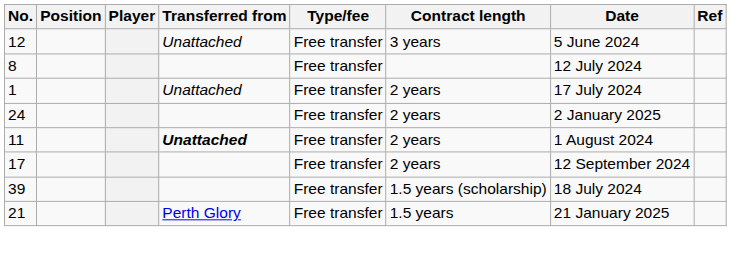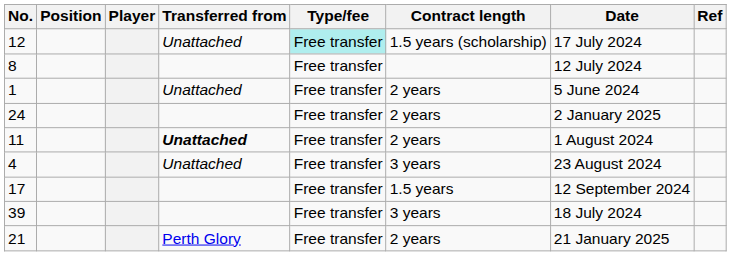(338, 41) no background -> (338, 41) paleturquoise background
(415, 41) 3 years -> (468, 41) 1.5 years (scholarship)
(597, 41) 5 June 2024 -> (598, 41) 17 July 2024
(598, 90) 17 July 2024 -> (597, 90) 5 June 2024
+ row: (12, 164)
(415, 164) 2 years -> (422, 189) 1.5 years
(468, 189) 1.5 years (scholarship) -> (415, 213) 3 years
(422, 213) 1.5 years -> (415, 238) 2 years
